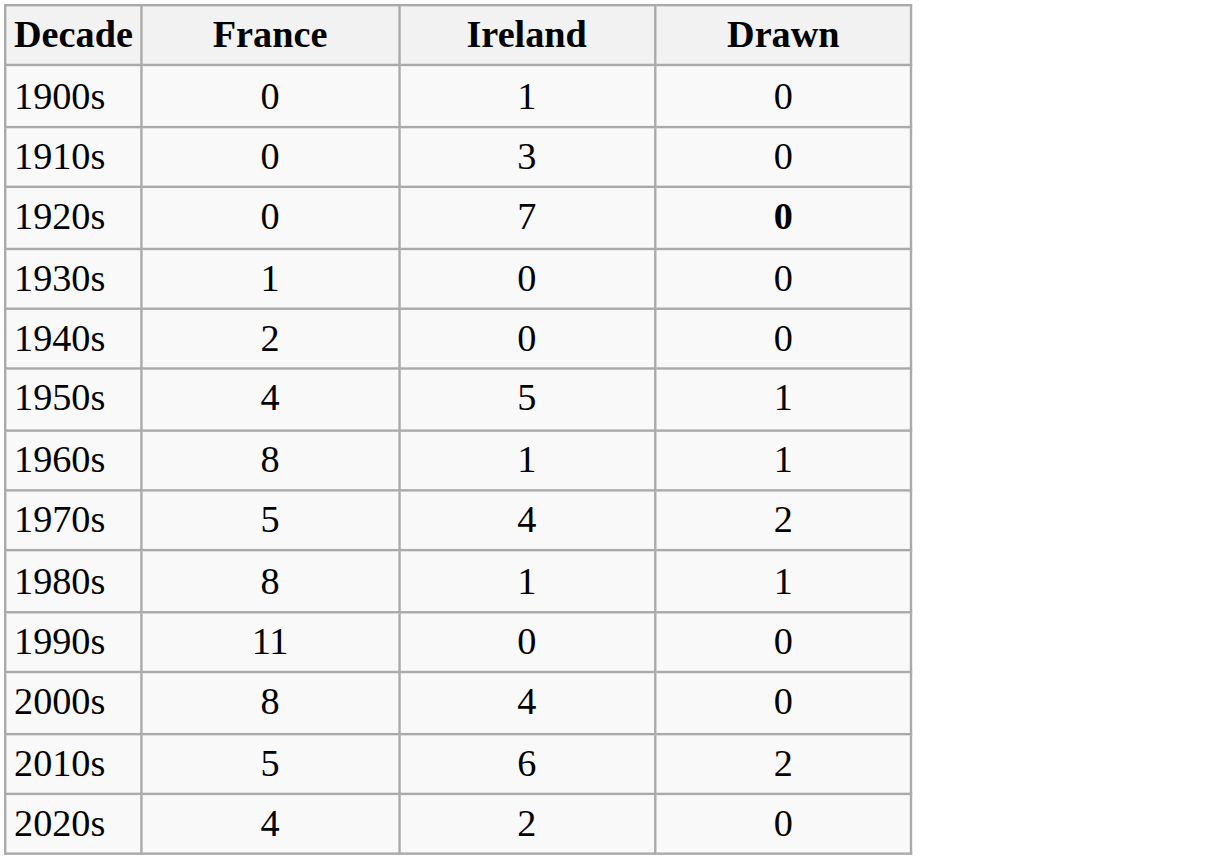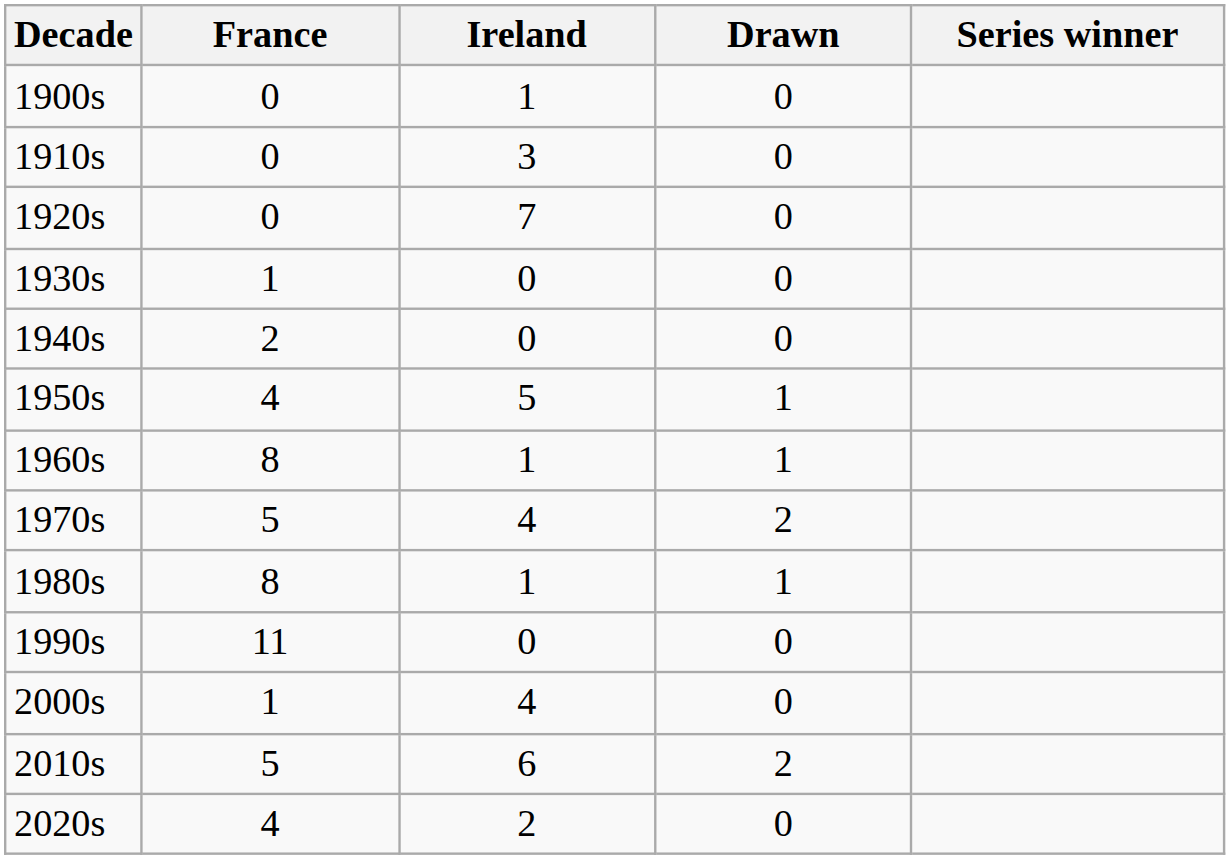+ column: (1067, 34)
(783, 216) bold -> (783, 216) normal
(270, 701) 8 -> (270, 701) 1
